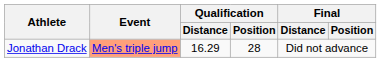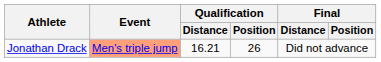(205, 49) 16.29 -> (205, 49) 16.21
(254, 49) 28 -> (254, 49) 26
